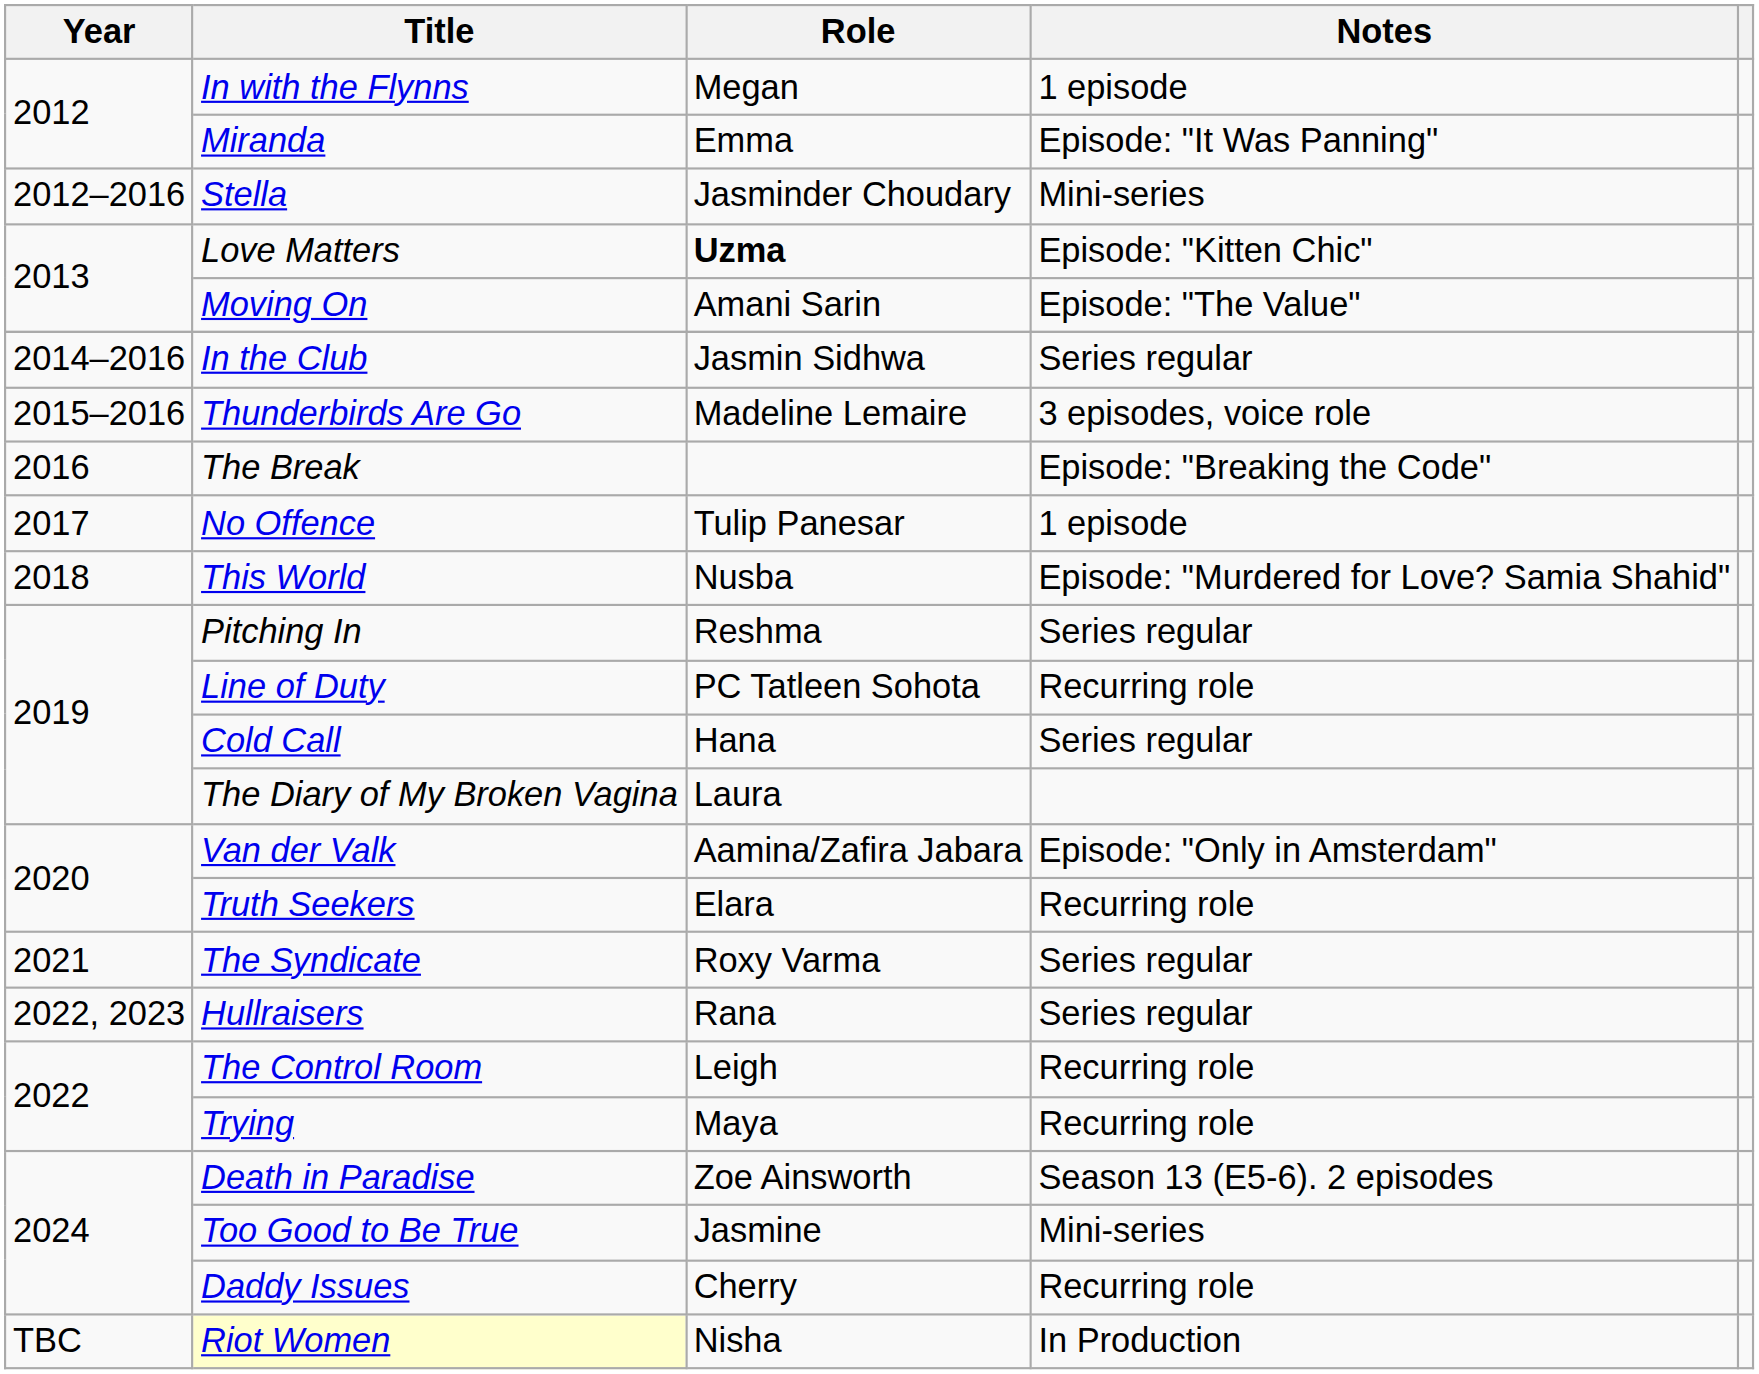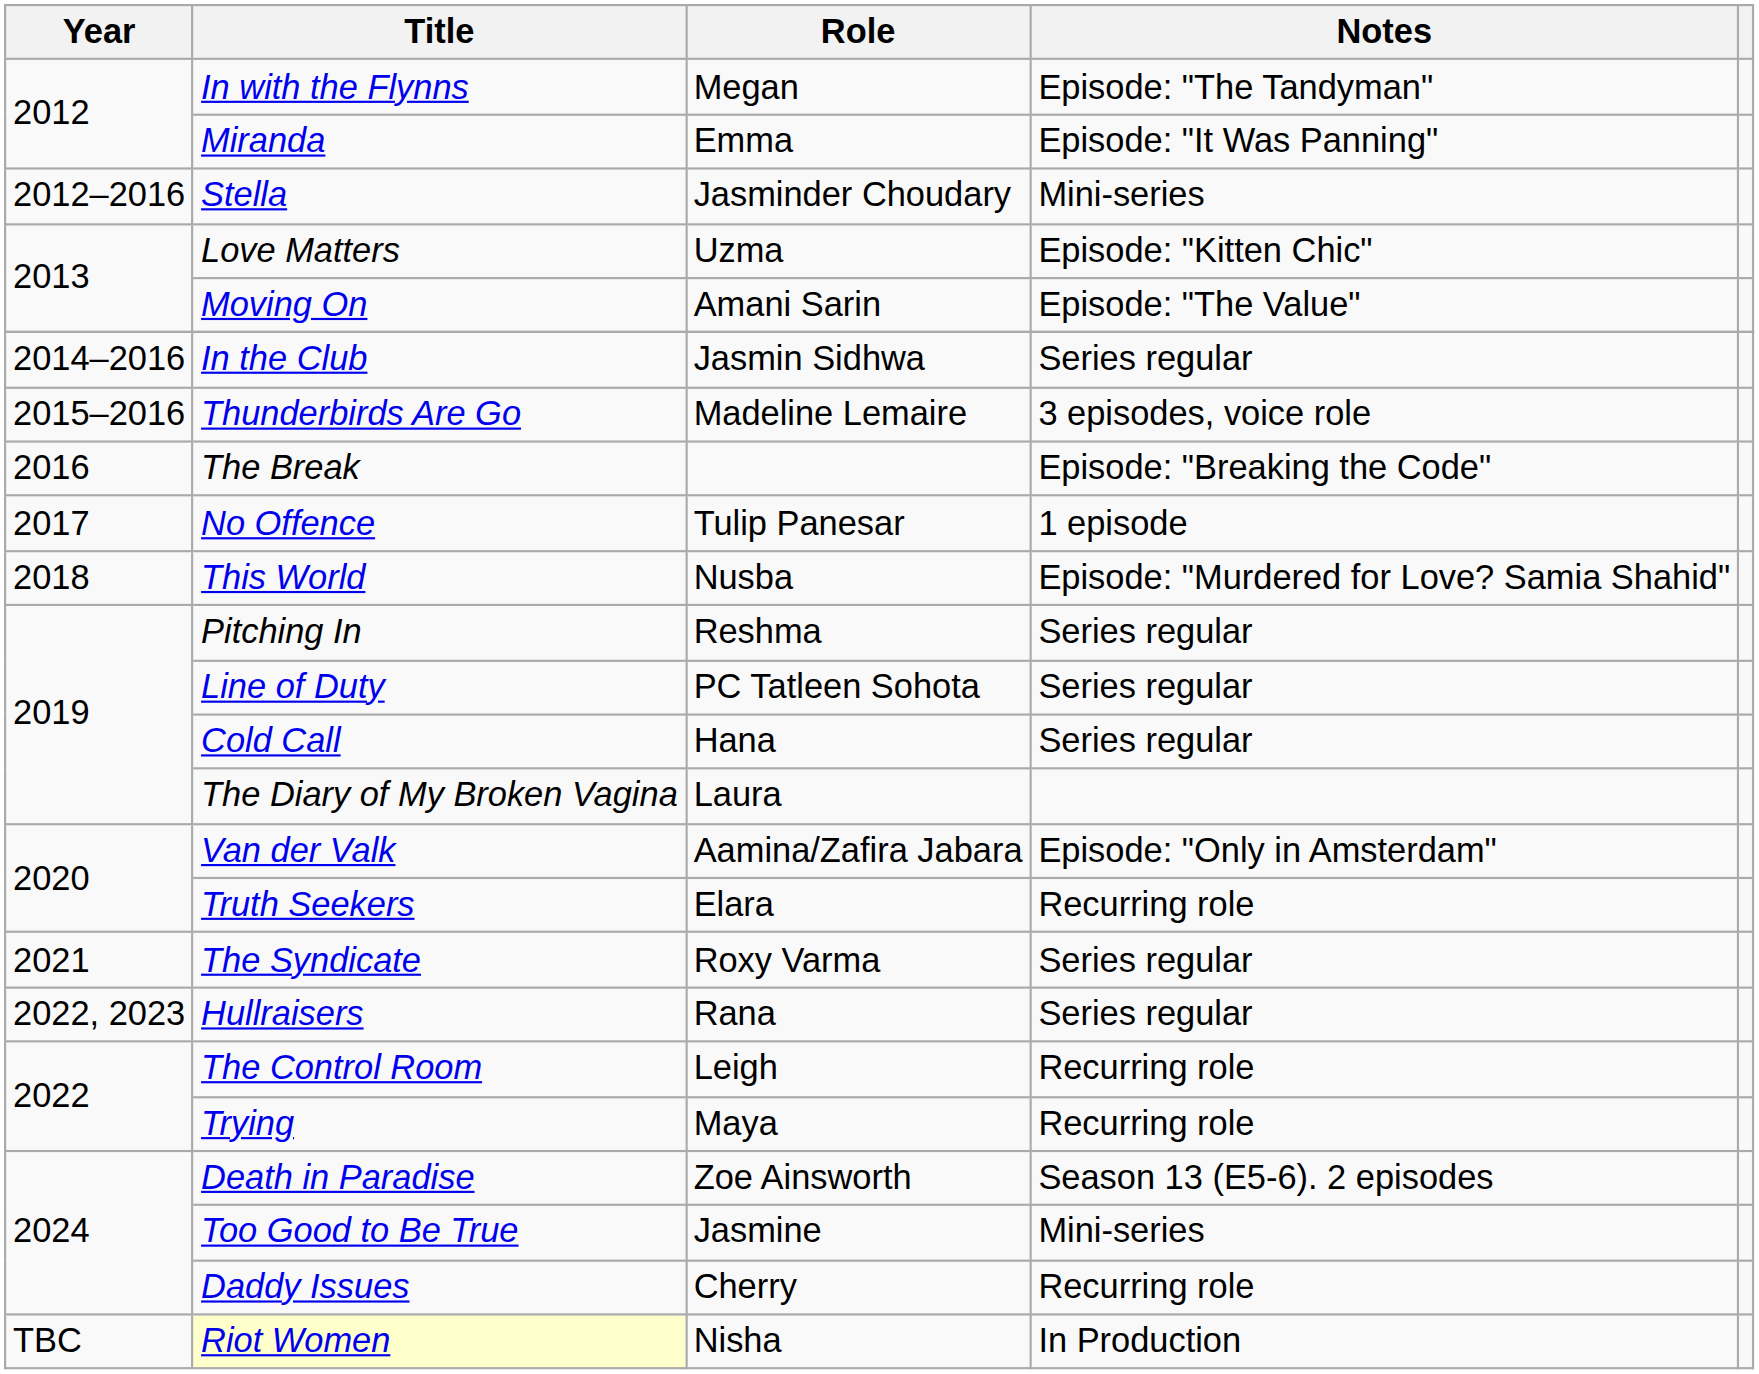(1113, 86) 1 episode -> (1236, 86) Episode: "The Tandyman"
(740, 250) bold -> (739, 250) normal
(1146, 686) Recurring role -> (1145, 686) Series regular
